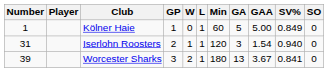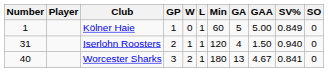(239, 43) 3 -> (239, 43) 4
(262, 43) 1.54 -> (262, 43) 1.50
(25, 59) 39 -> (25, 59) 40
(262, 59) 3.67 -> (262, 59) 4.67
